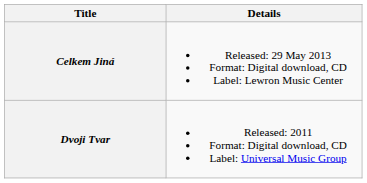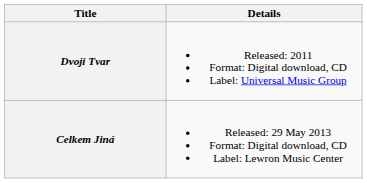rows swapped: (85, 139) <-> (85, 61)
